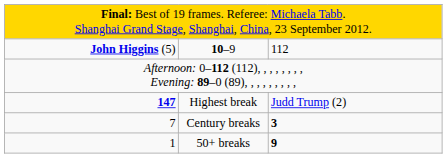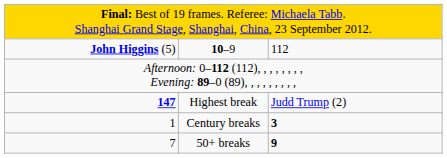(173, 123) 7 -> (173, 123) 1
(173, 143) 1 -> (173, 143) 7
